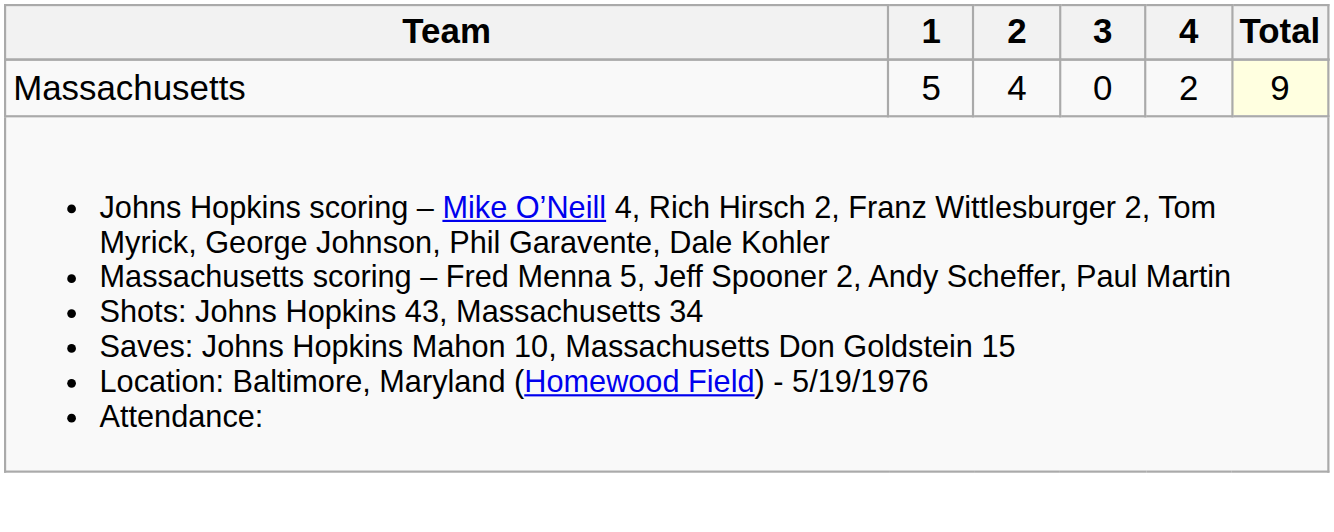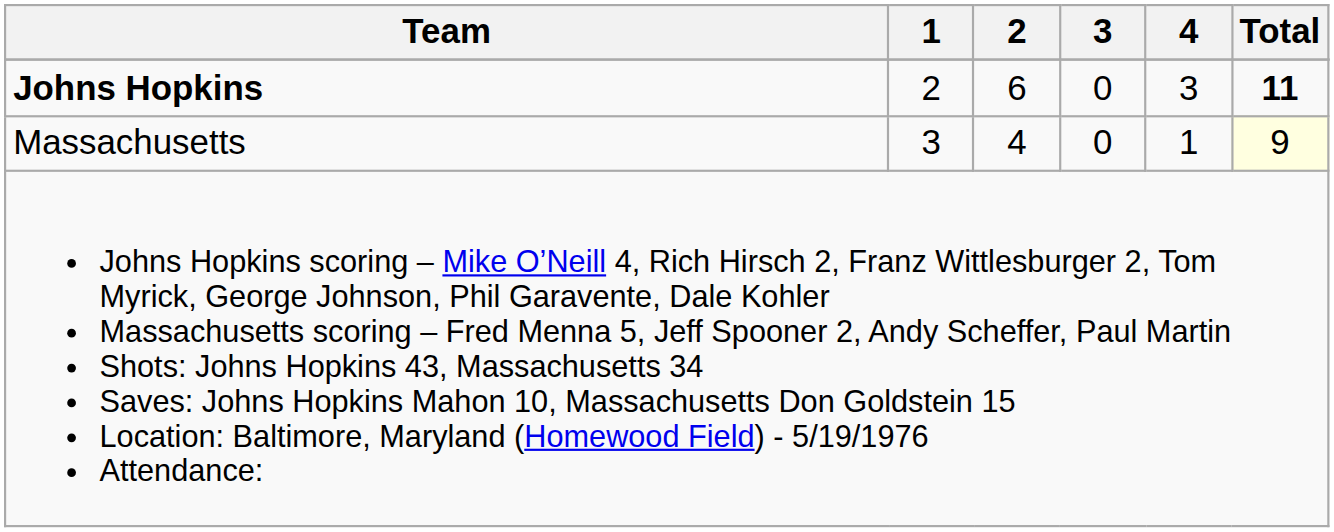+ row: (138, 87)
(931, 87) 5 -> (931, 142) 3
(1189, 87) 2 -> (1189, 142) 1
